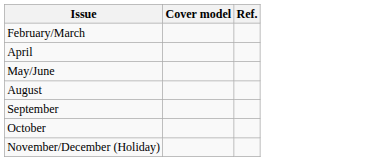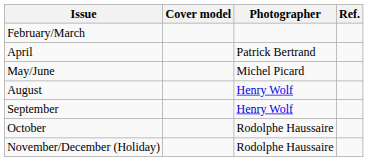+ column: (285, 14)
